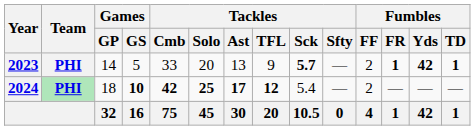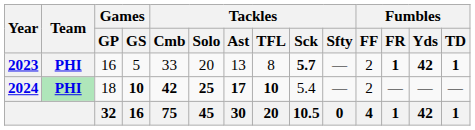(109, 64) 14 -> (109, 64) 16
(271, 64) 9 -> (271, 64) 8
(271, 88) 12 -> (271, 88) 10
